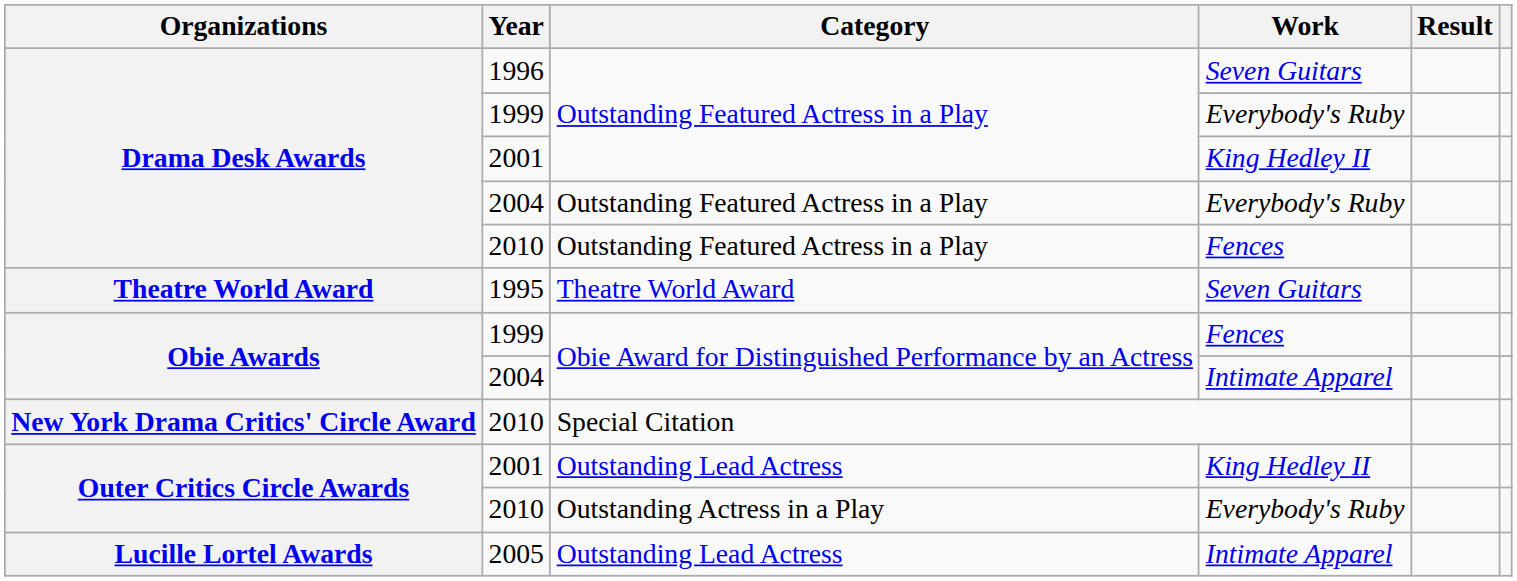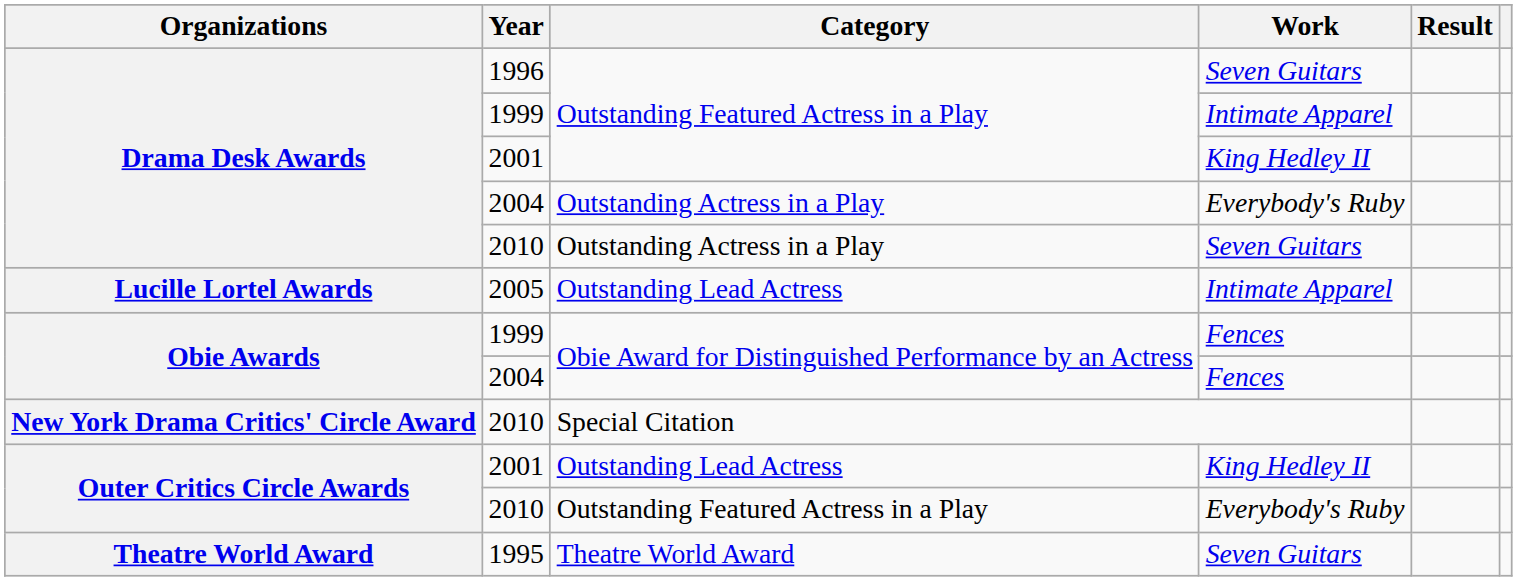(1305, 114) Everybody's Ruby -> (1299, 114) Intimate Apparel
(772, 202) Outstanding Featured Actress in a Play -> (720, 202) Outstanding Actress in a Play
(772, 245) Outstanding Featured Actress in a Play -> (720, 245) Outstanding Actress in a Play
(1245, 245) Fences -> (1284, 245) Seven Guitars
rows swapped: (244, 553) <-> (244, 289)
(1299, 377) Intimate Apparel -> (1245, 377) Fences
(720, 509) Outstanding Actress in a Play -> (772, 509) Outstanding Featured Actress in a Play
